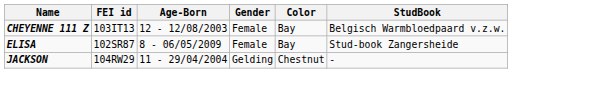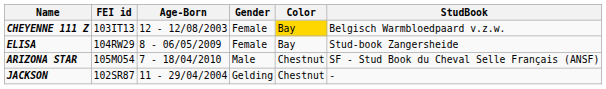(286, 28) no background -> (286, 28) gold background
(114, 44) 102SR87 -> (114, 44) 104RW29
+ row: (42, 60)
(114, 60) 104RW29 -> (114, 76) 102SR87
